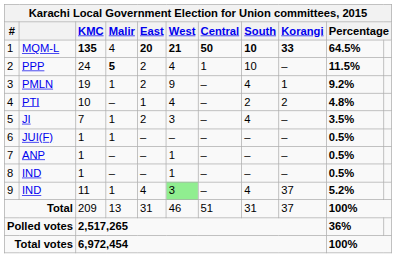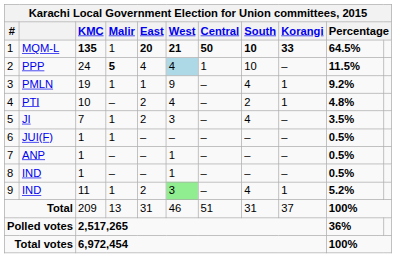(112, 48) 4 -> (112, 48) 1
(143, 66) 2 -> (143, 66) 4
(172, 66) no background -> (172, 66) lightblue background
(143, 84) 2 -> (143, 84) 1
(143, 102) 1 -> (143, 102) 2
(284, 102) 2 -> (284, 102) 1
(143, 191) 4 -> (143, 191) 2
(287, 191) 37 -> (284, 191) 1
